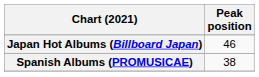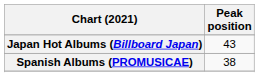(230, 44) 46 -> (230, 44) 43
